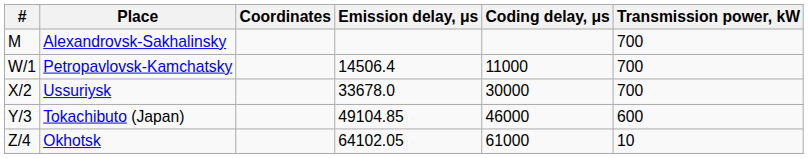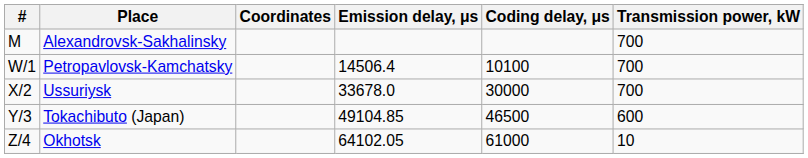(507, 66) 11000 -> (507, 66) 10100
(507, 116) 46000 -> (507, 116) 46500
